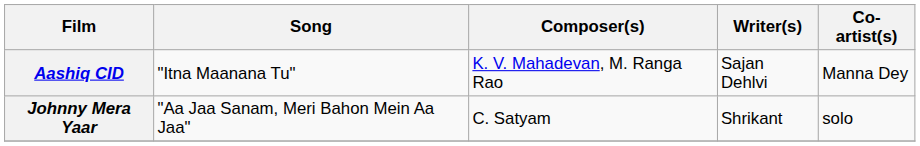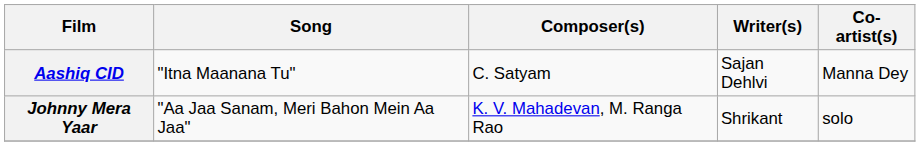(577, 72) K. V. Mahadevan, M. Ranga Rao -> (512, 72) C. Satyam
(512, 118) C. Satyam -> (577, 118) K. V. Mahadevan, M. Ranga Rao
